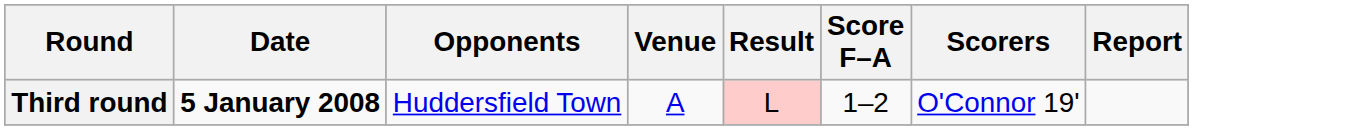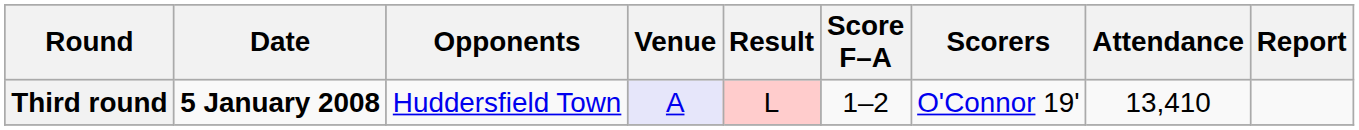+ column: (1168, 42)
(675, 102) no background -> (675, 102) lavender background
